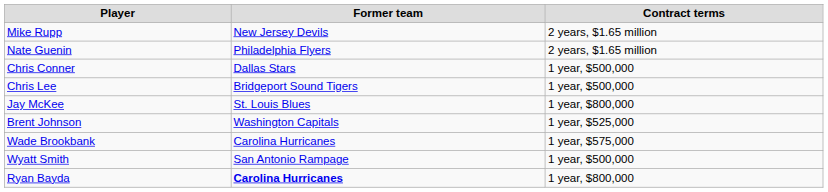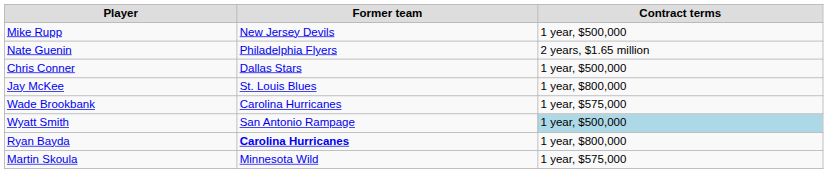(603, 31) 2 years, $1.65 million -> (583, 31) 1 year, $500,000
- row: (32, 86)
- row: (44, 123)
(591, 159) no background -> (583, 123) lightblue background
+ row: (42, 159)
